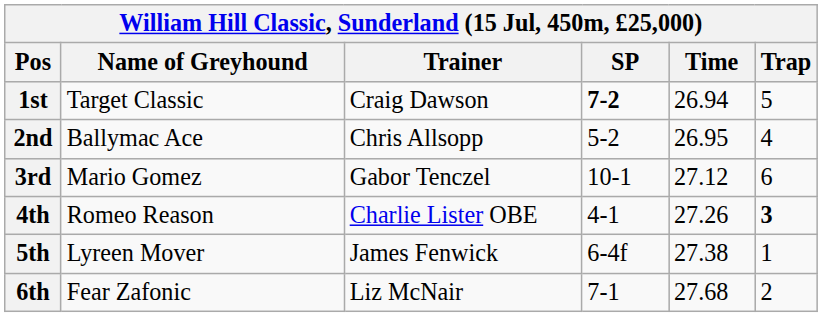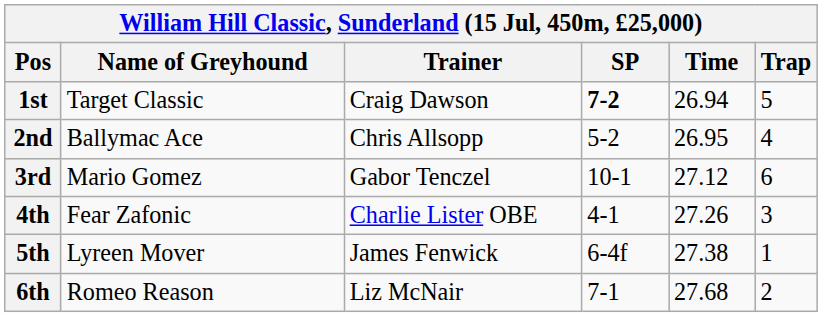(140, 215) Romeo Reason -> (129, 215) Fear Zafonic
(767, 215) bold -> (767, 215) normal
(129, 291) Fear Zafonic -> (140, 291) Romeo Reason
